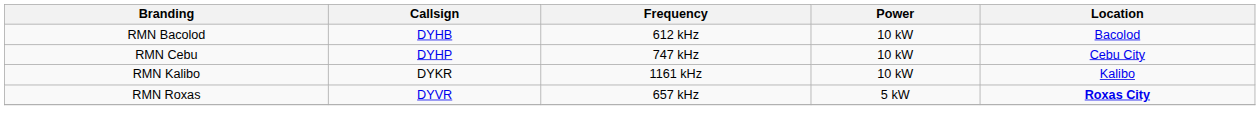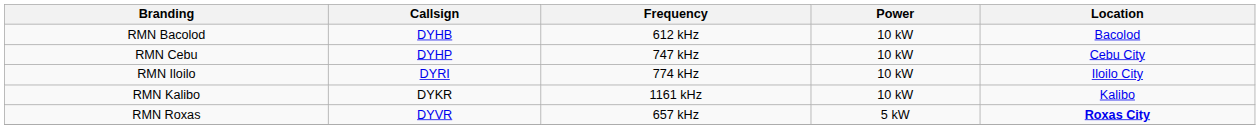+ row: (166, 74)
